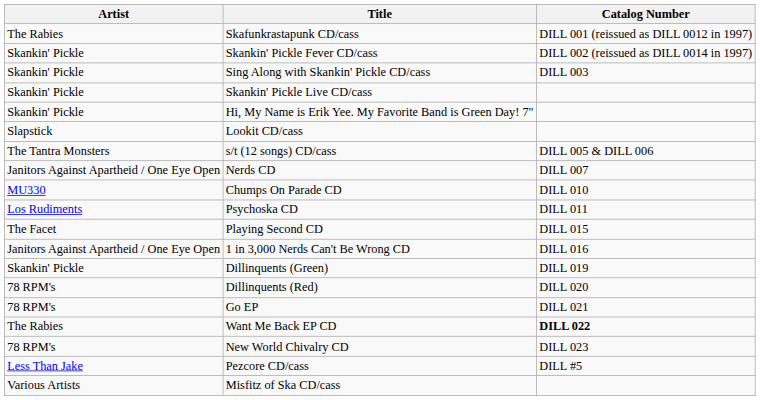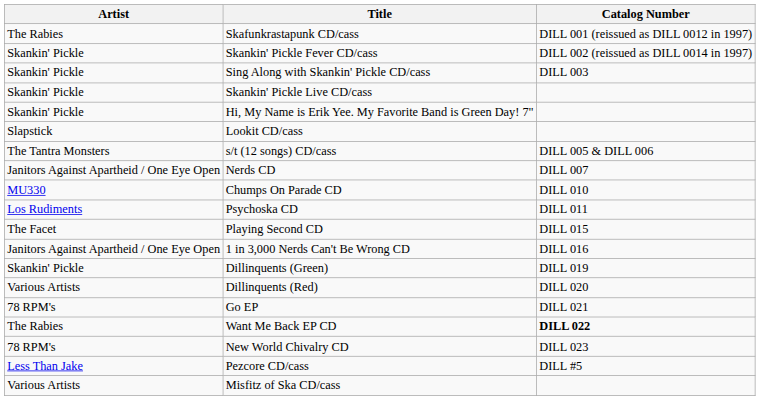(31, 287) 78 RPM's -> (44, 287) Various Artists
